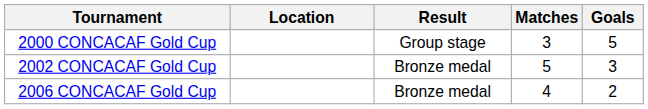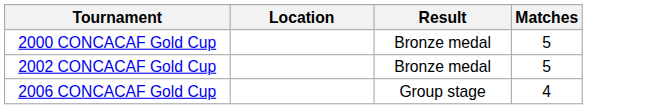- column: (613, 17)
(443, 42) Group stage -> (443, 42) Bronze medal
(547, 42) 3 -> (547, 42) 5
(443, 92) Bronze medal -> (443, 92) Group stage
